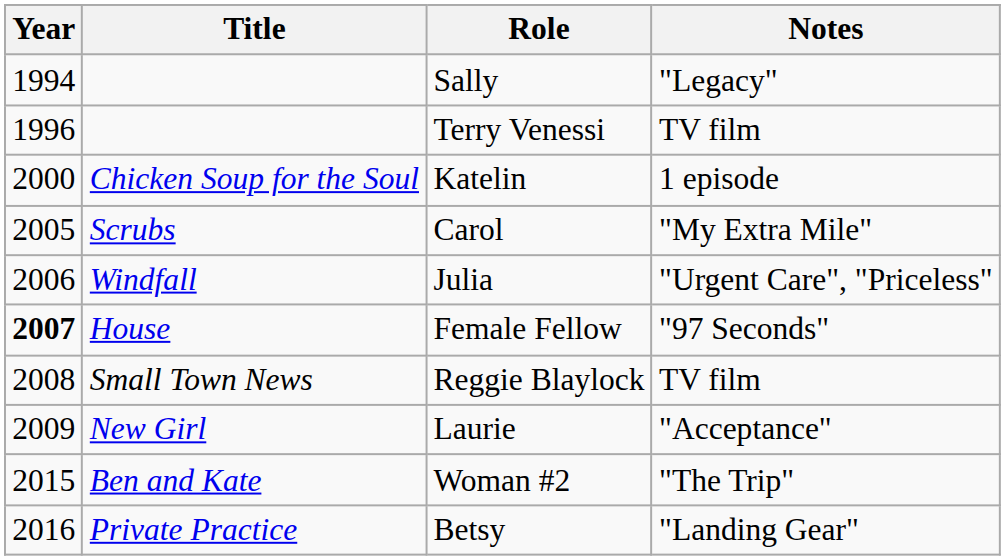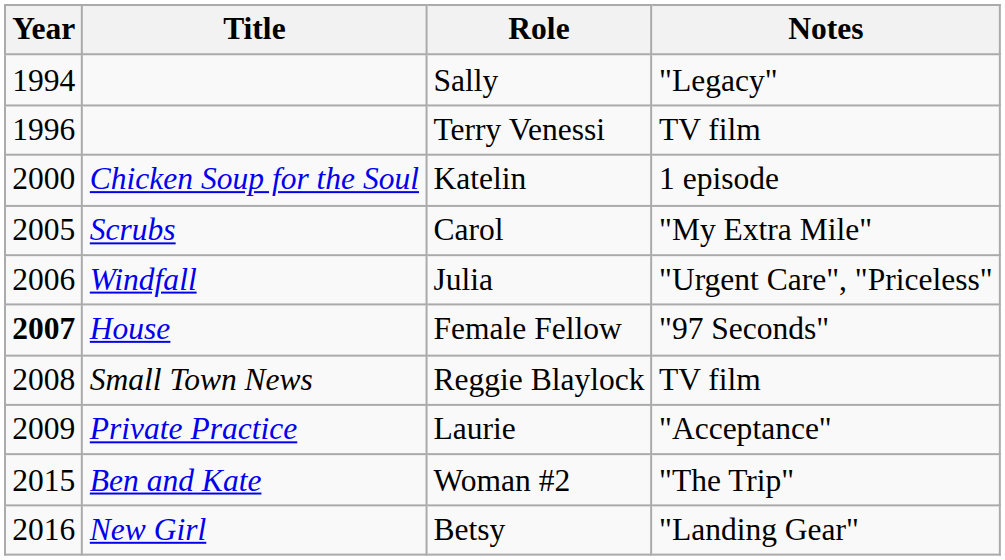(148, 429) New Girl -> (194, 429) Private Practice
(194, 529) Private Practice -> (148, 529) New Girl
